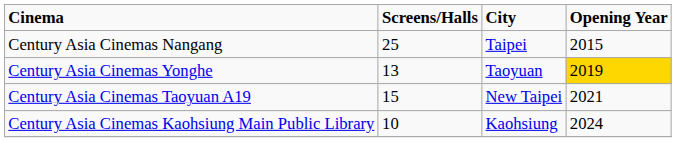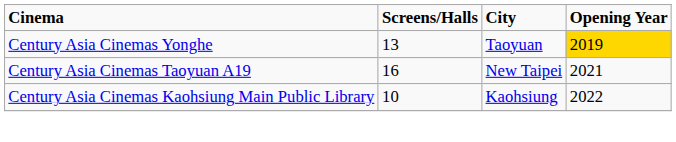- row: (115, 44)
(390, 96) 15 -> (390, 70) 16
(586, 123) 2024 -> (586, 96) 2022
